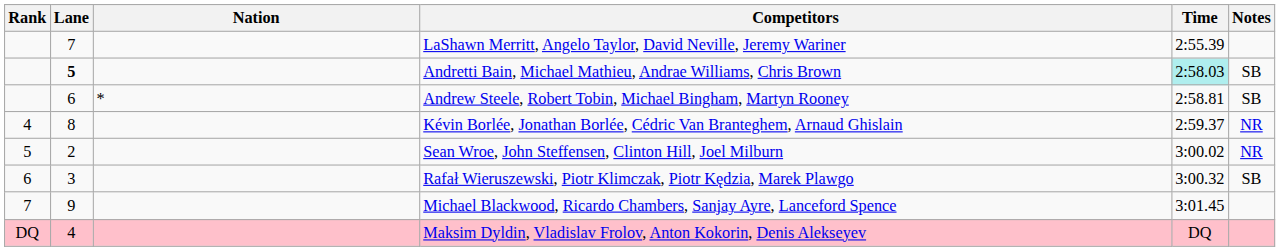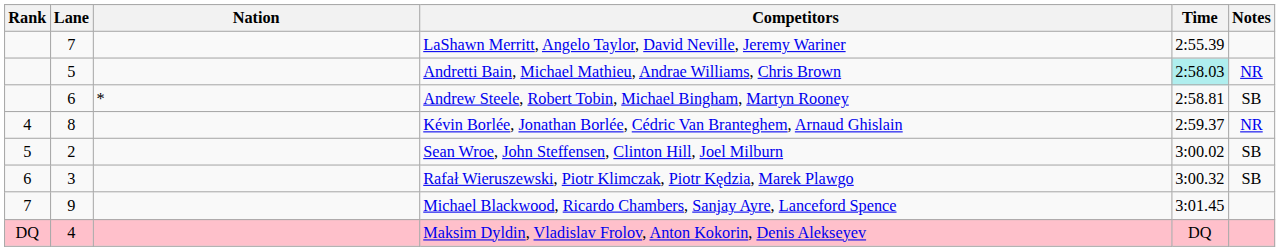(71, 71) bold -> (71, 71) normal
(1251, 71) SB -> (1251, 71) NR
(1251, 152) NR -> (1251, 152) SB
